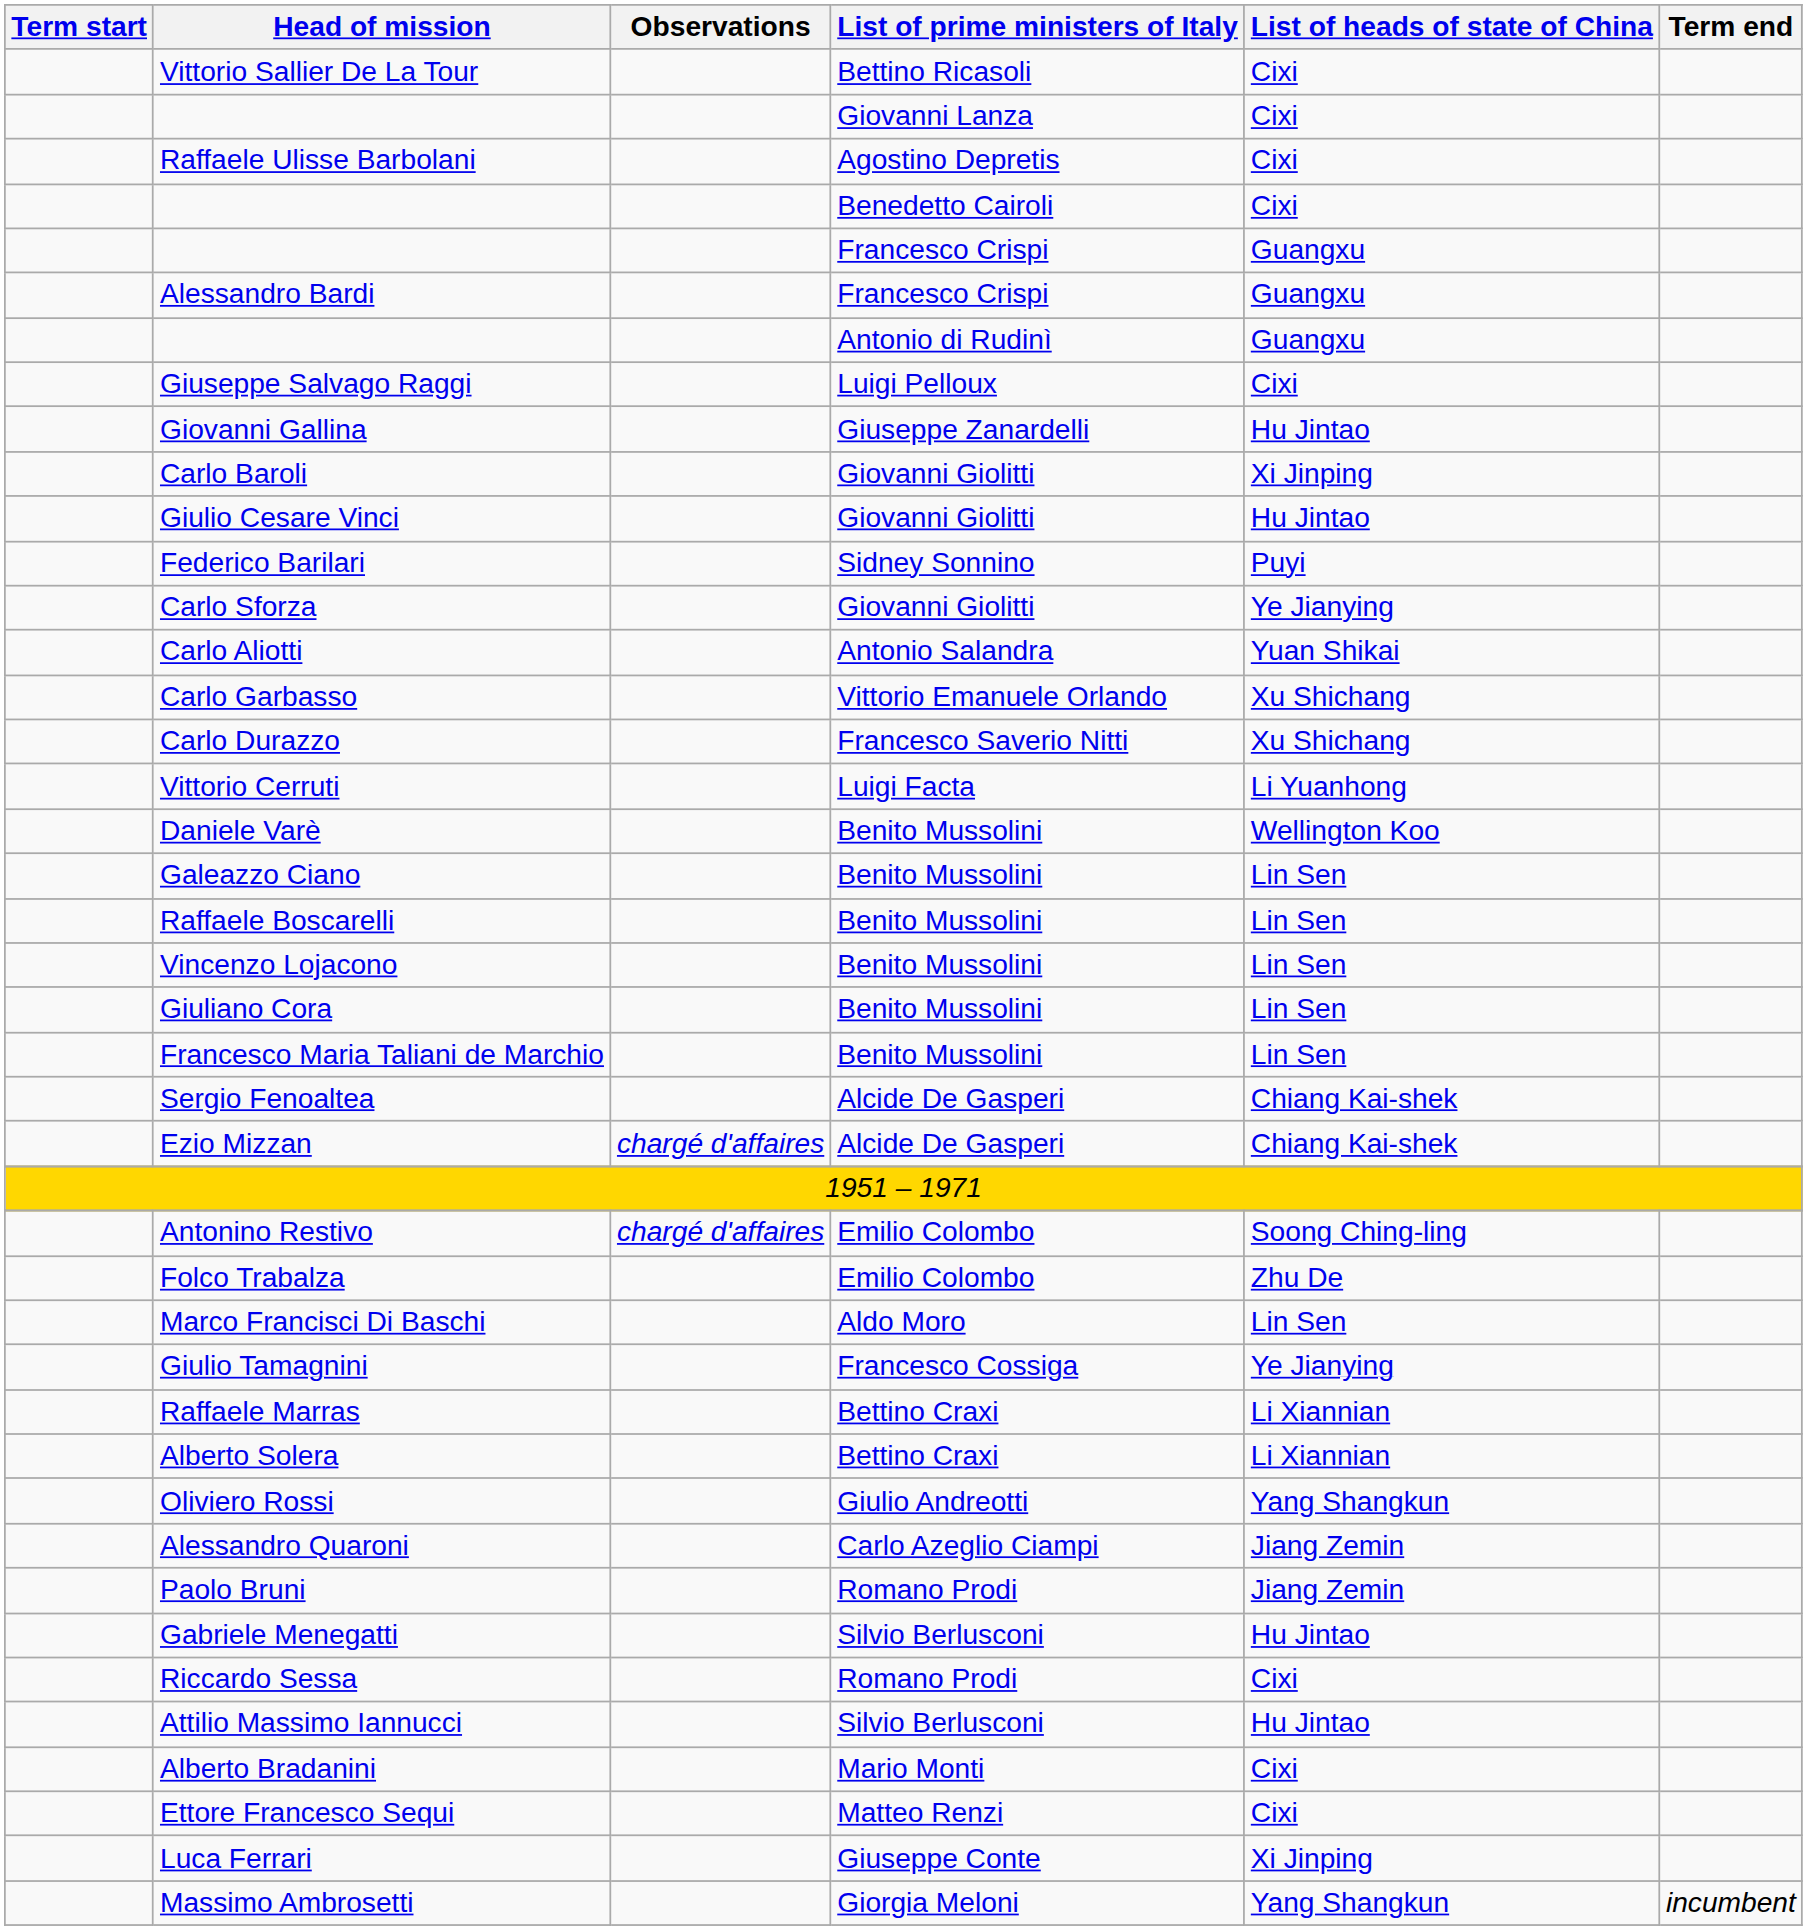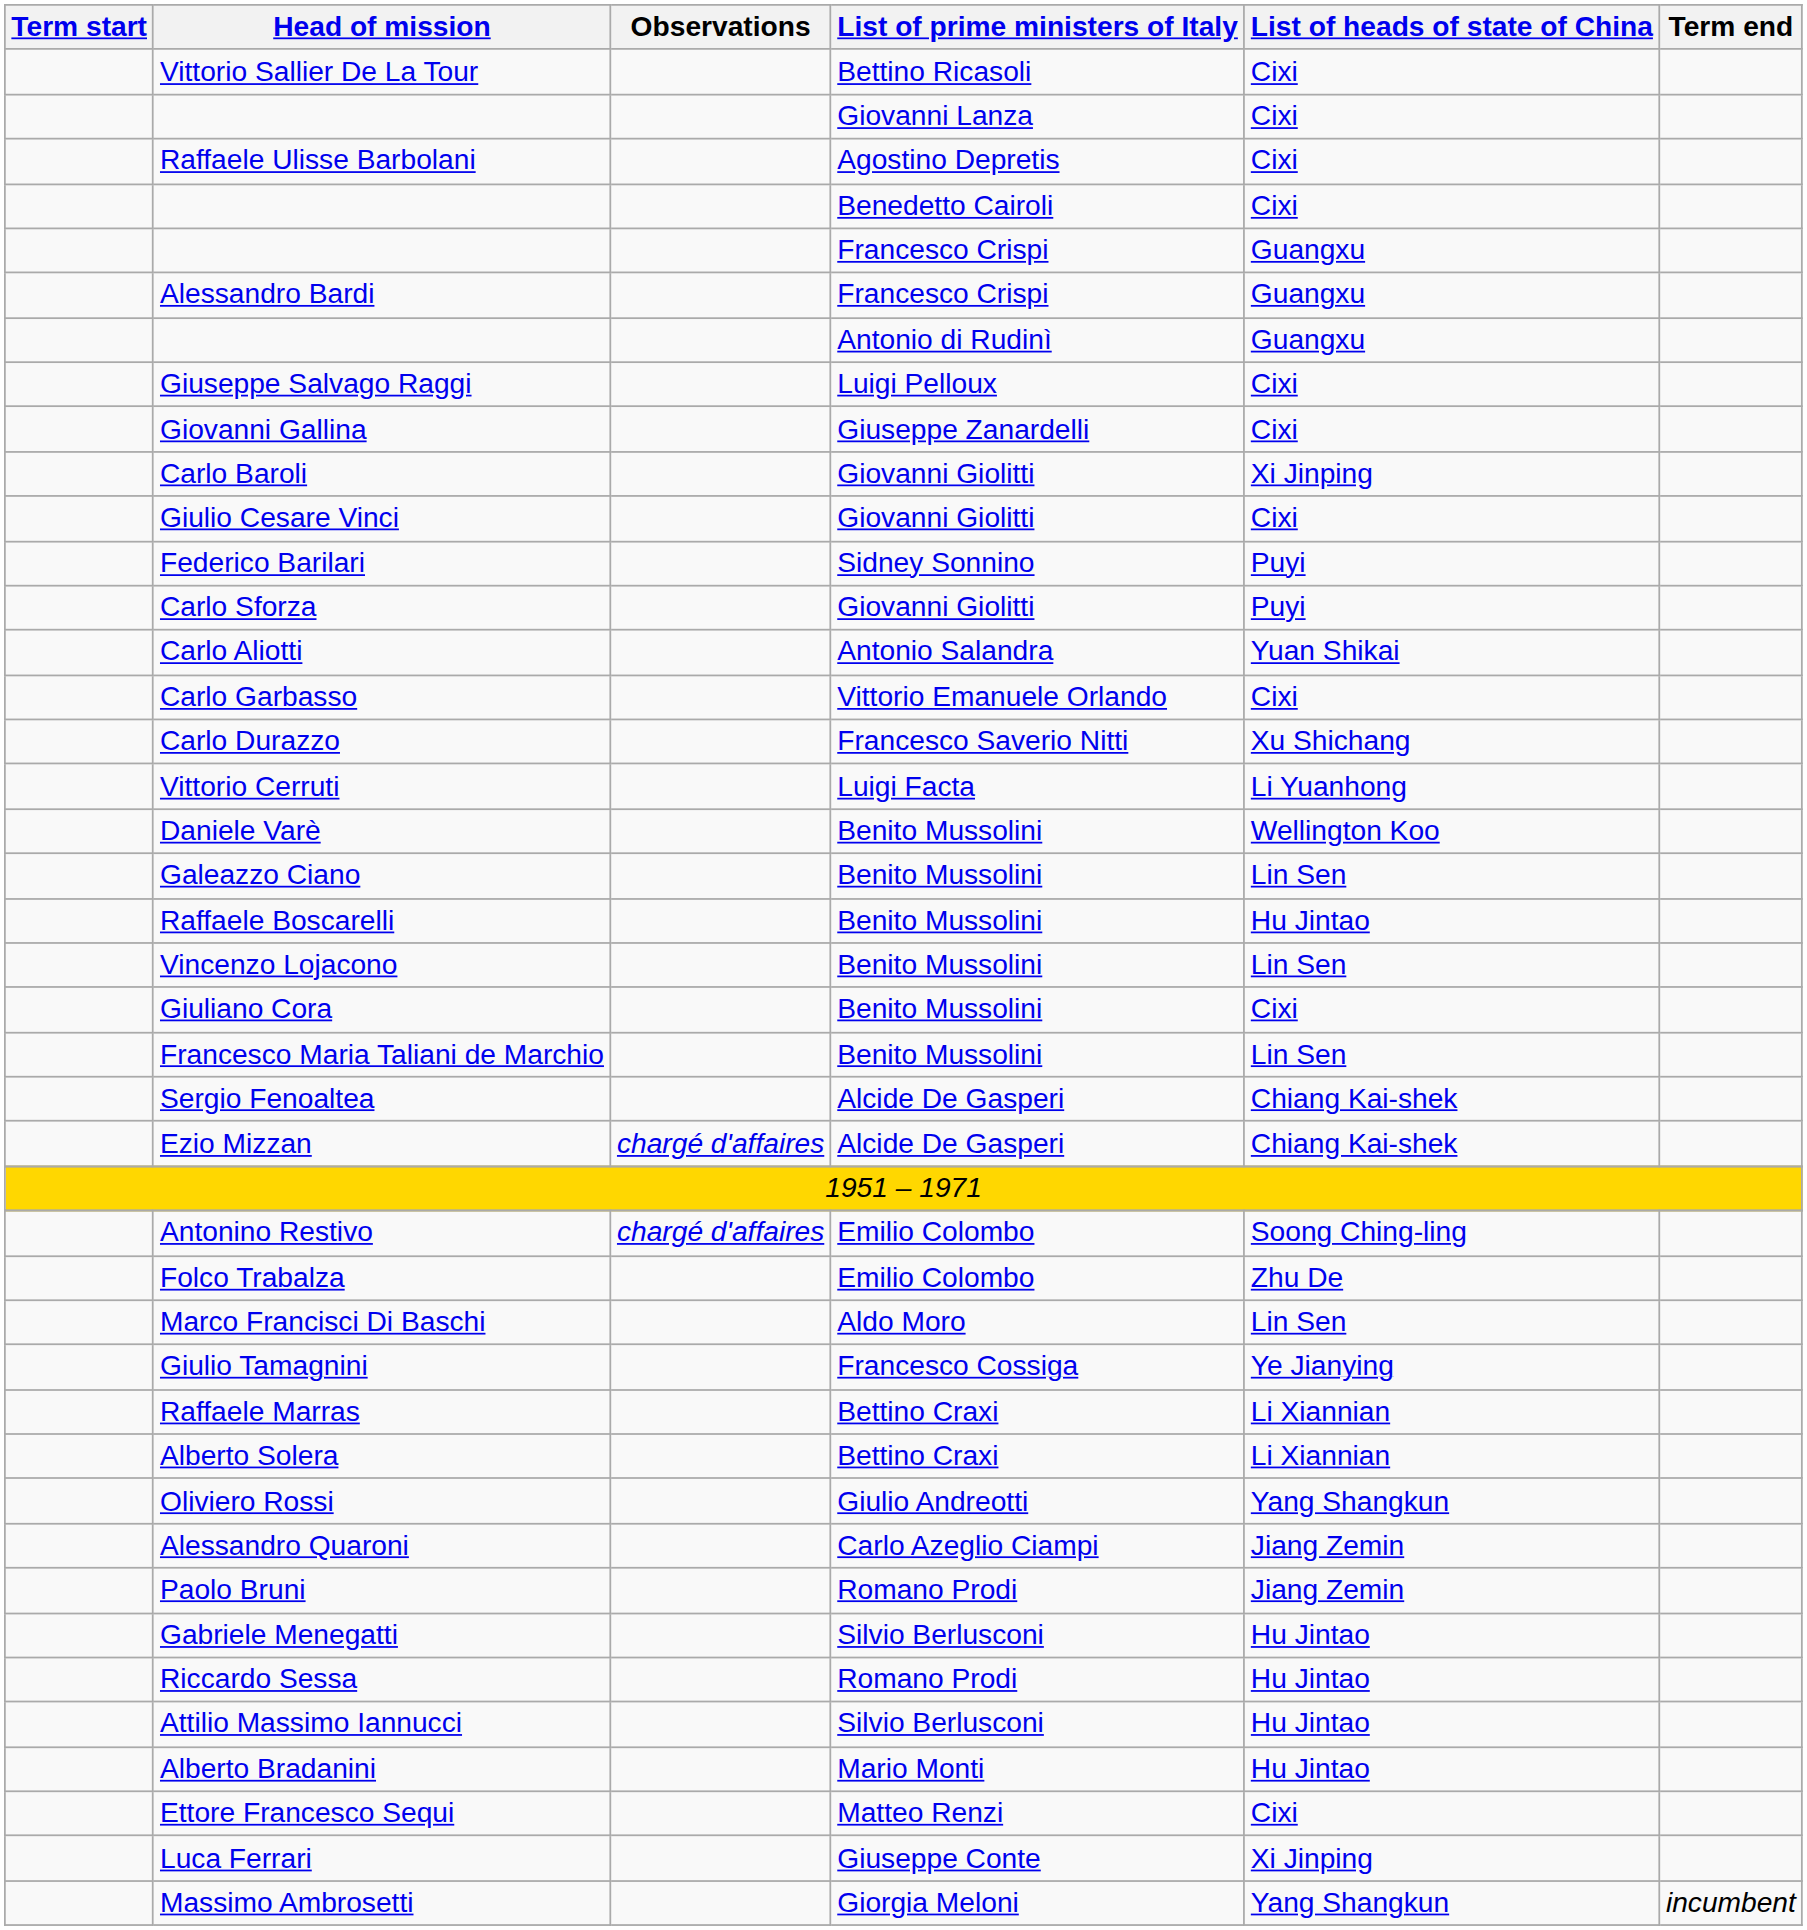(1310, 428) Hu Jintao -> (1274, 428) Cixi
(1310, 518) Hu Jintao -> (1274, 518) Cixi
(1322, 607) Ye Jianying -> (1278, 607) Puyi
(1331, 696) Xu Shichang -> (1274, 696) Cixi
(1299, 920) Lin Sen -> (1310, 920) Hu Jintao
(1299, 1009) Lin Sen -> (1274, 1009) Cixi
(1274, 1679) Cixi -> (1310, 1679) Hu Jintao
(1274, 1768) Cixi -> (1310, 1768) Hu Jintao
